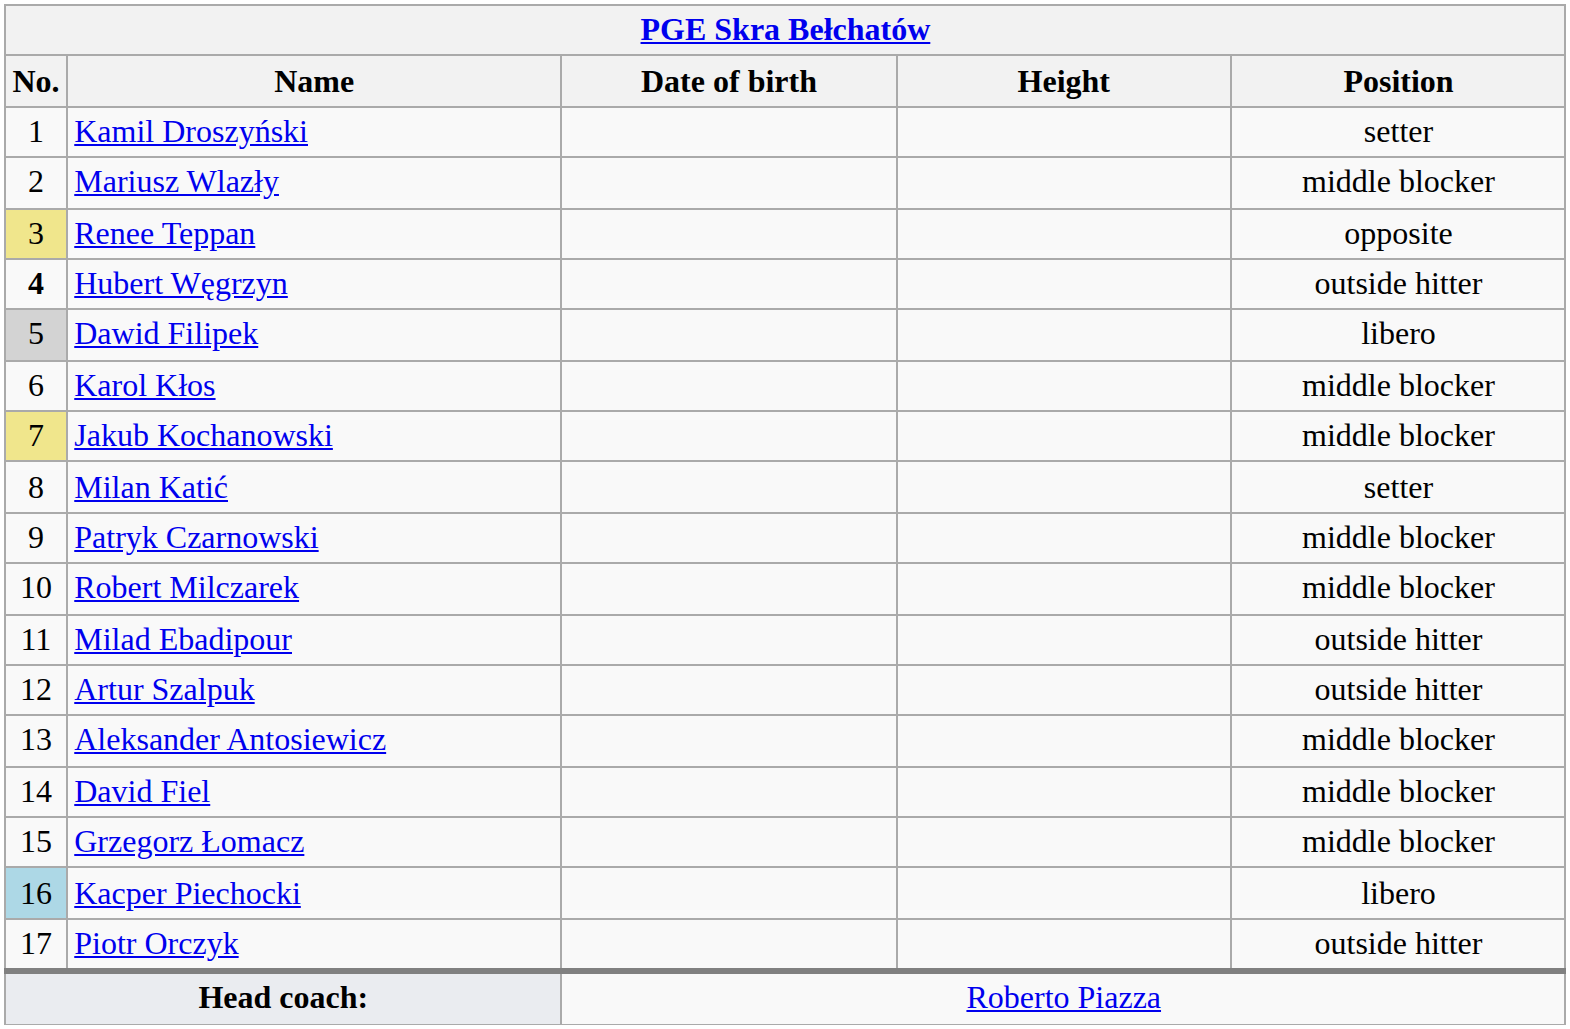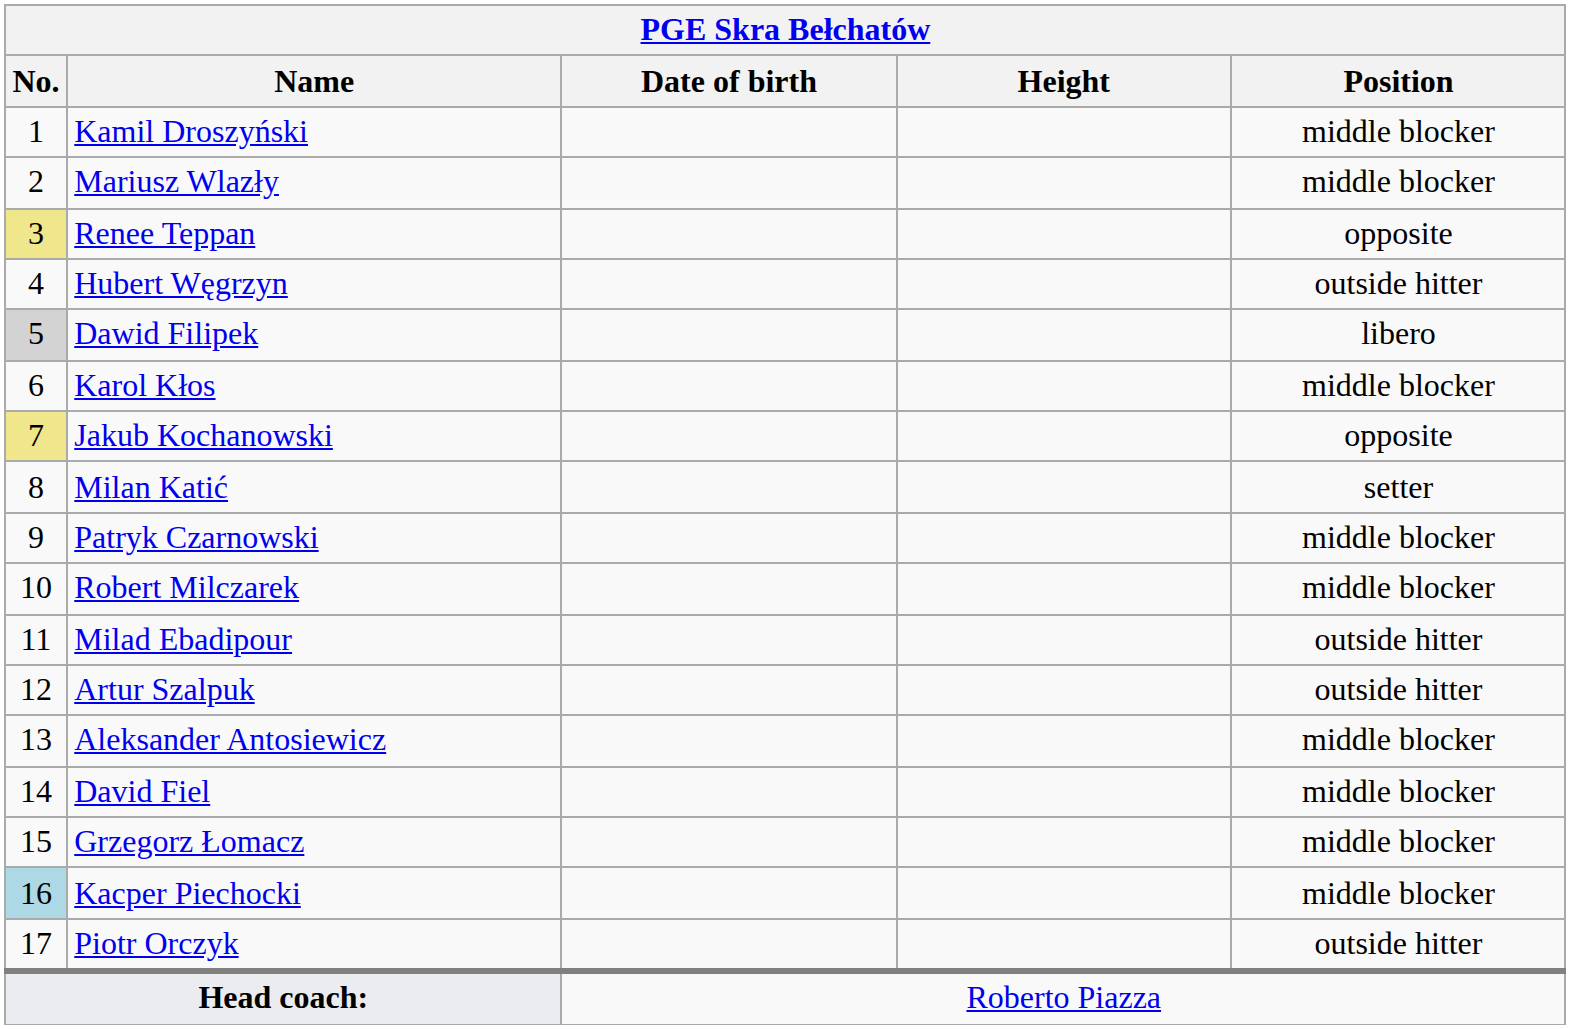(1398, 131) setter -> (1398, 131) middle blocker
(36, 283) bold -> (36, 283) normal
(1398, 435) middle blocker -> (1398, 435) opposite
(1398, 892) libero -> (1398, 892) middle blocker
